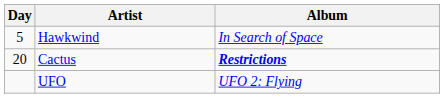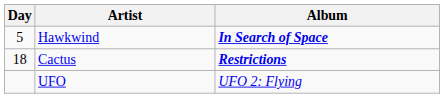(271, 37) normal -> (273, 37) bold
(20, 59) 20 -> (20, 59) 18
